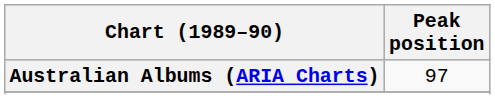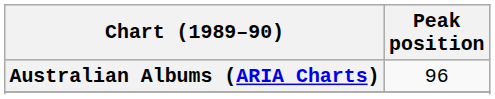(437, 76) 97 -> (437, 76) 96
